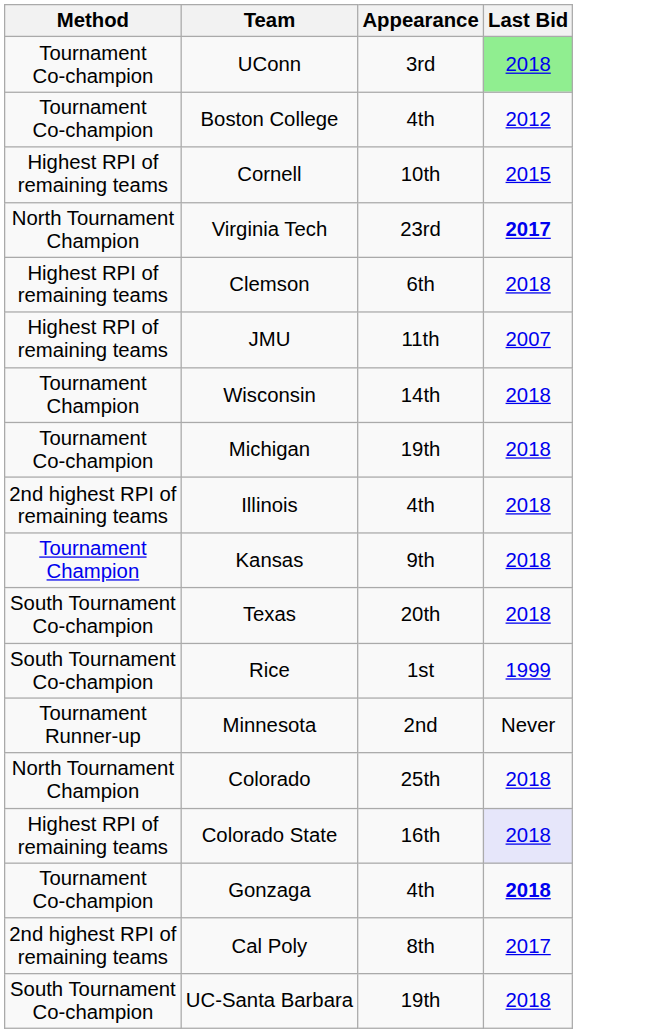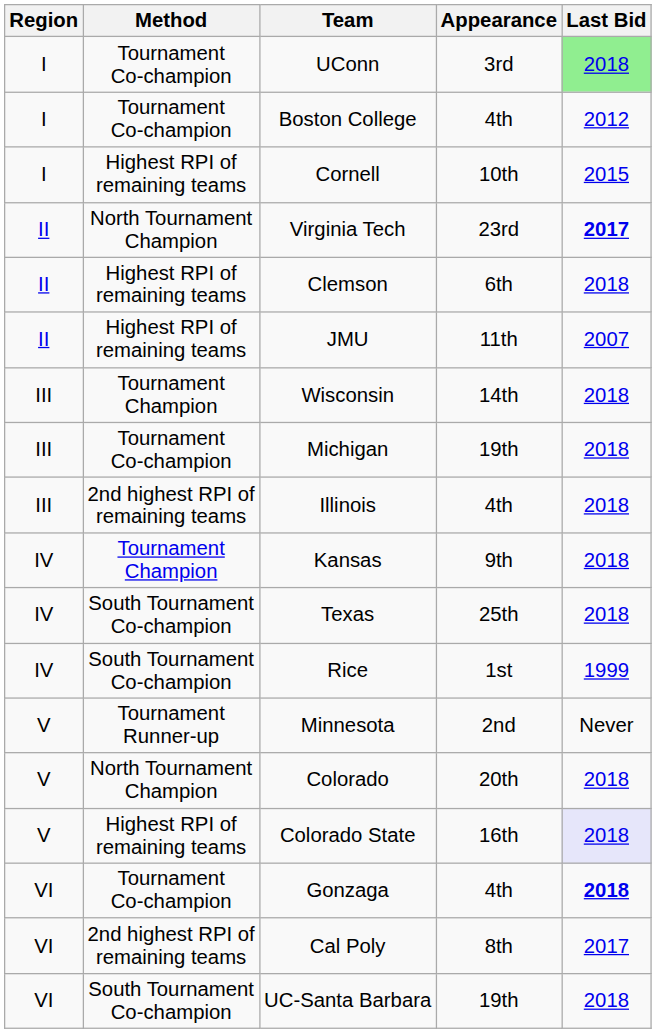+ column: (44, 20)
(421, 615) 20th -> (499, 615) 25th
(421, 780) 25th -> (499, 780) 20th
